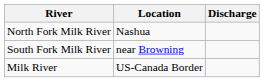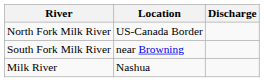(133, 31) Nashua -> (159, 31) US-Canada Border
(159, 67) US-Canada Border -> (133, 67) Nashua
